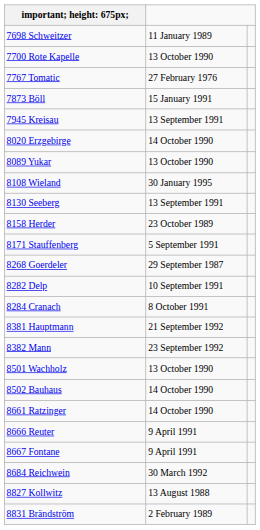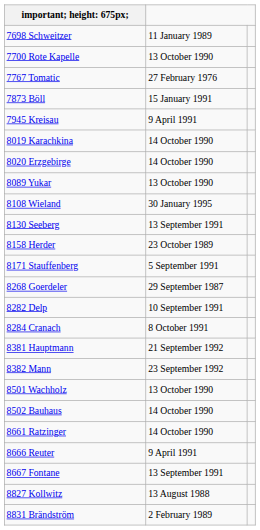(186, 119) 13 September 1991 -> (173, 119) 9 April 1991
+ row: (40, 140)
(173, 452) 9 April 1991 -> (186, 473) 13 September 1991
- row: (38, 472)
